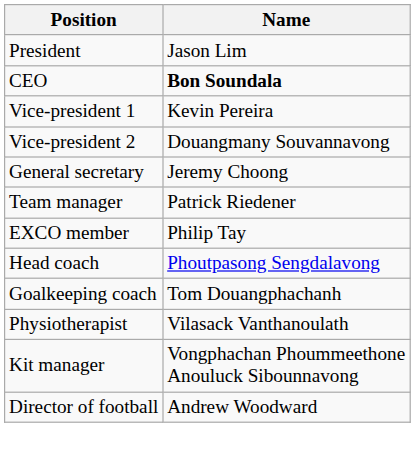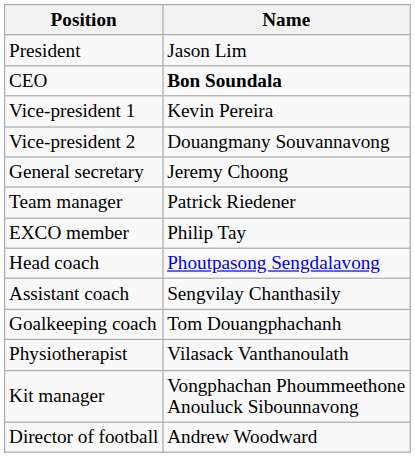+ row: (69, 293)
